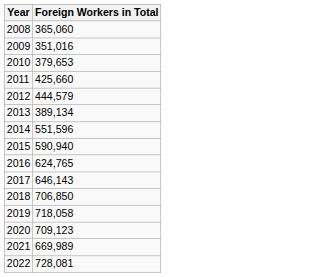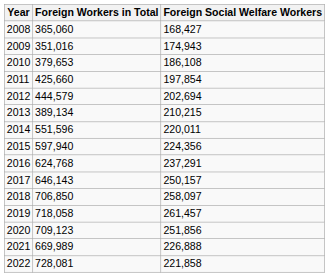+ column: (243, 12)
(54, 146) 590,940 -> (54, 146) 597,940
(54, 163) 624,765 -> (54, 163) 624,768
